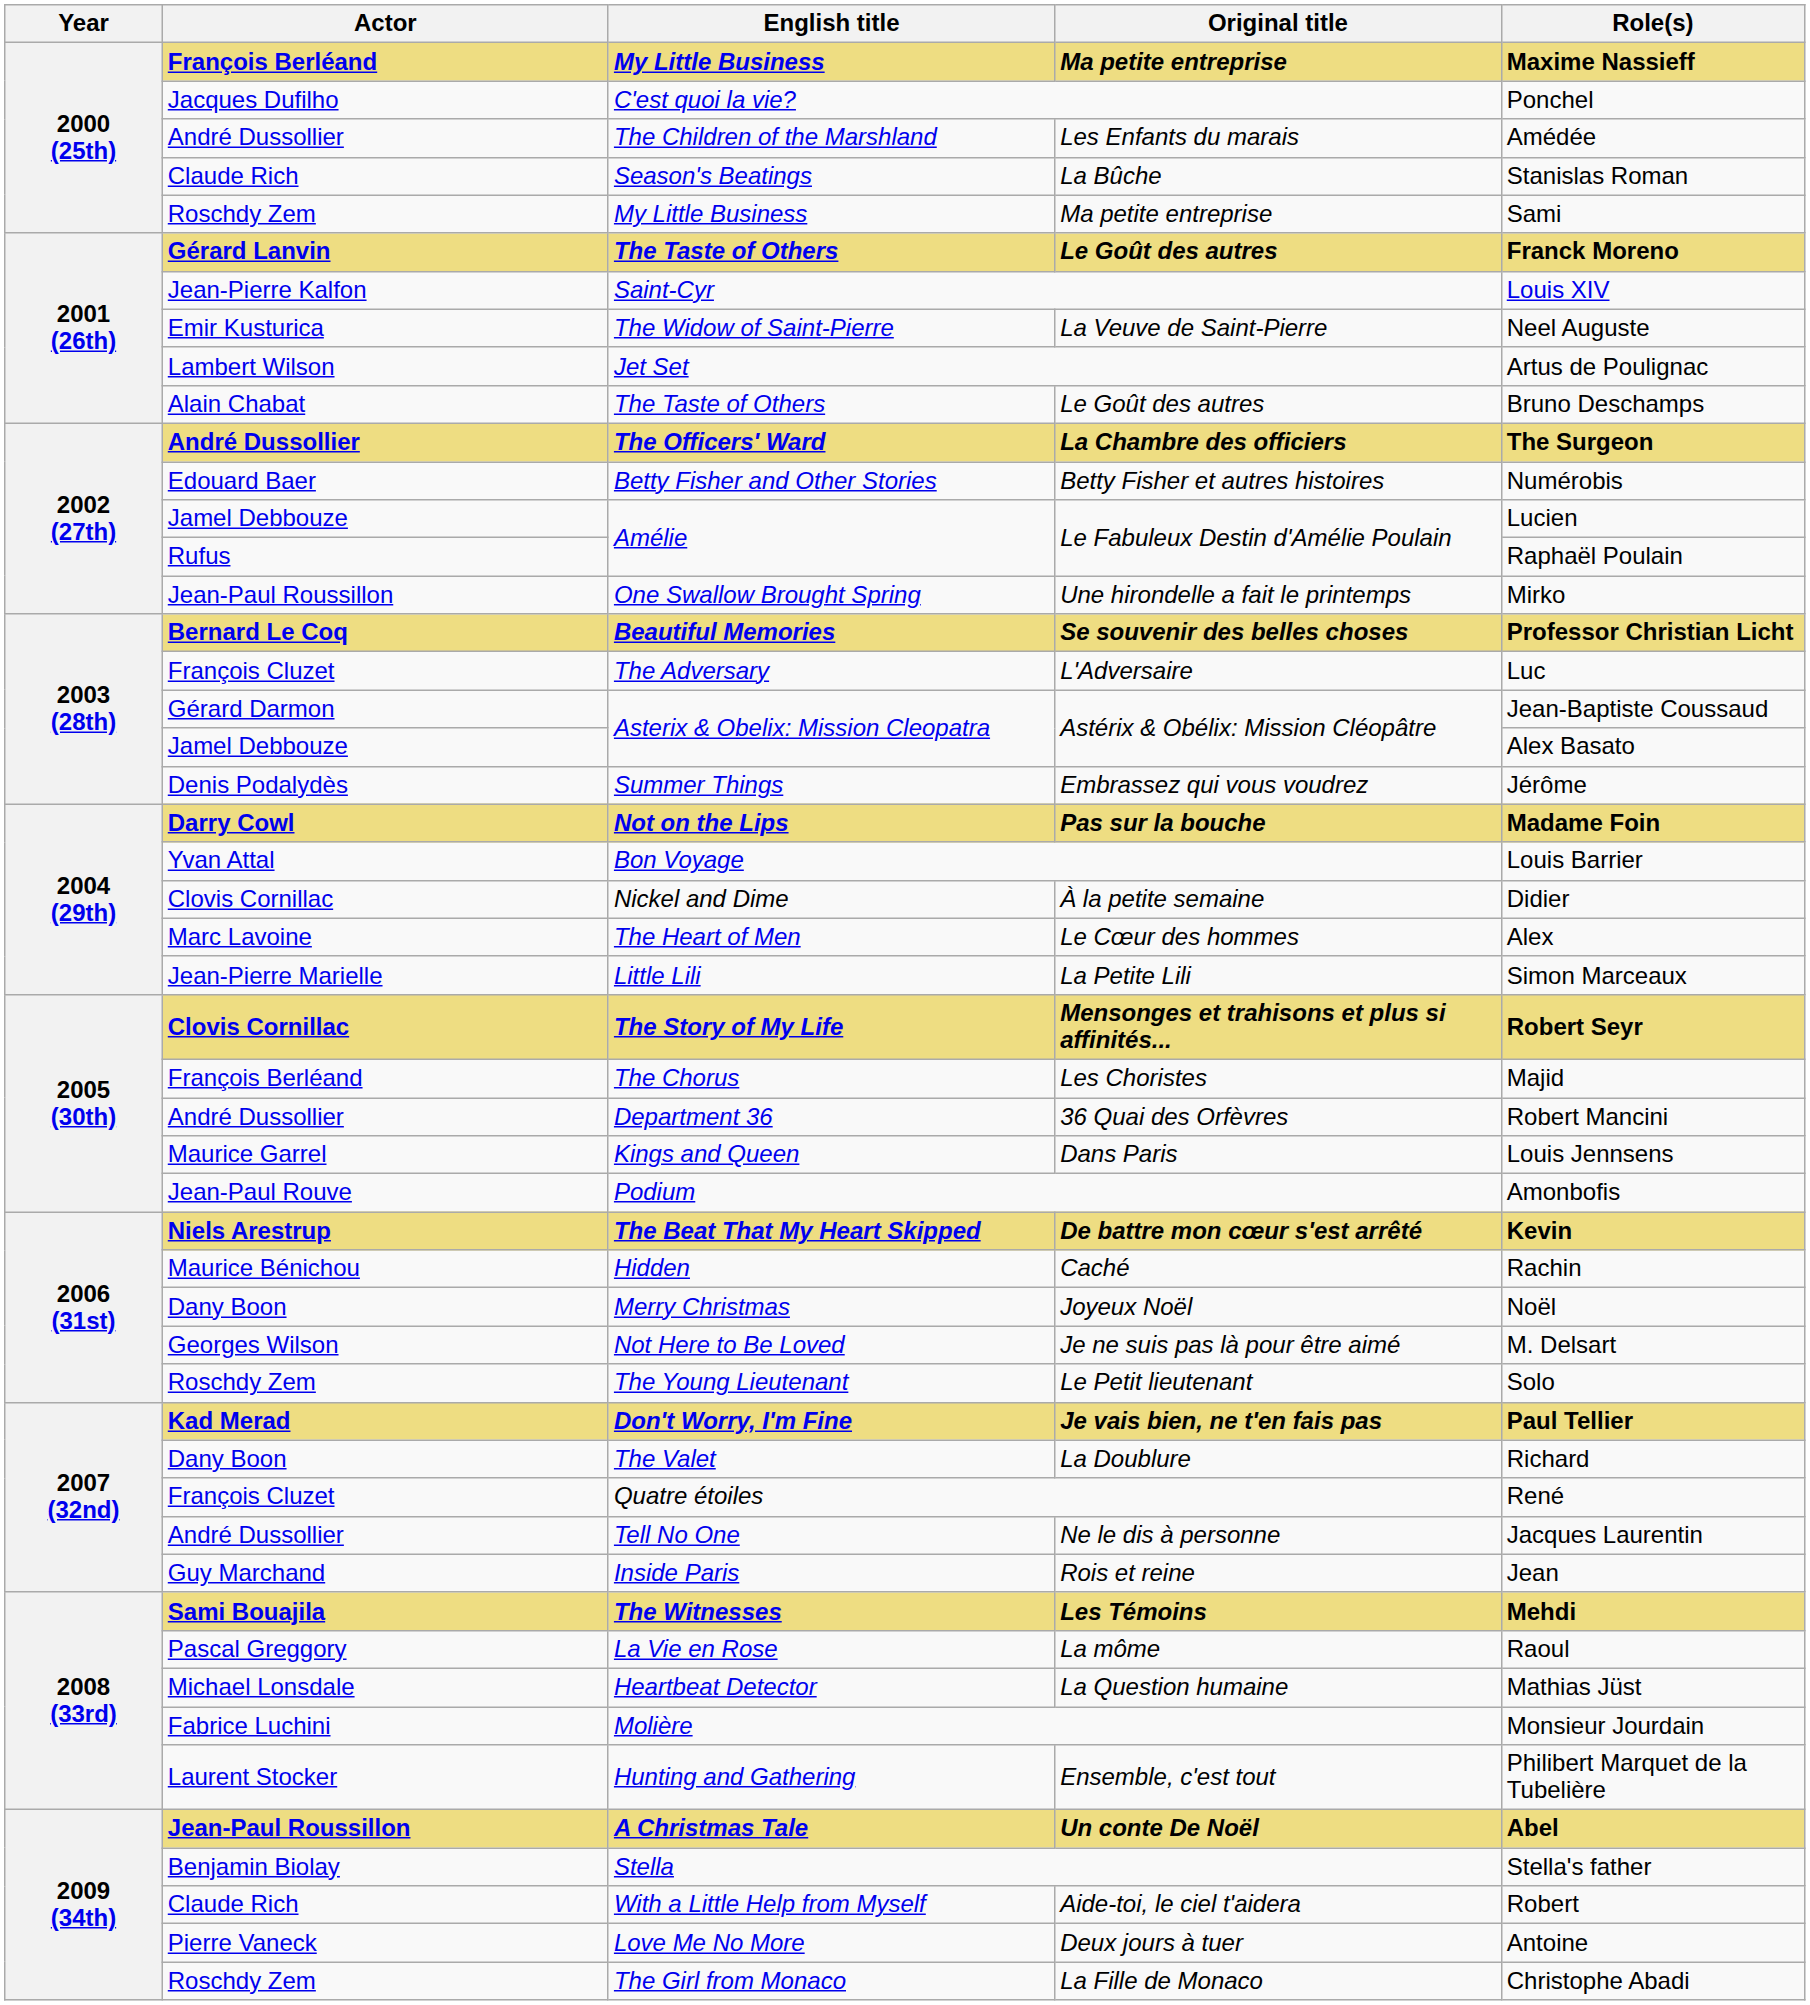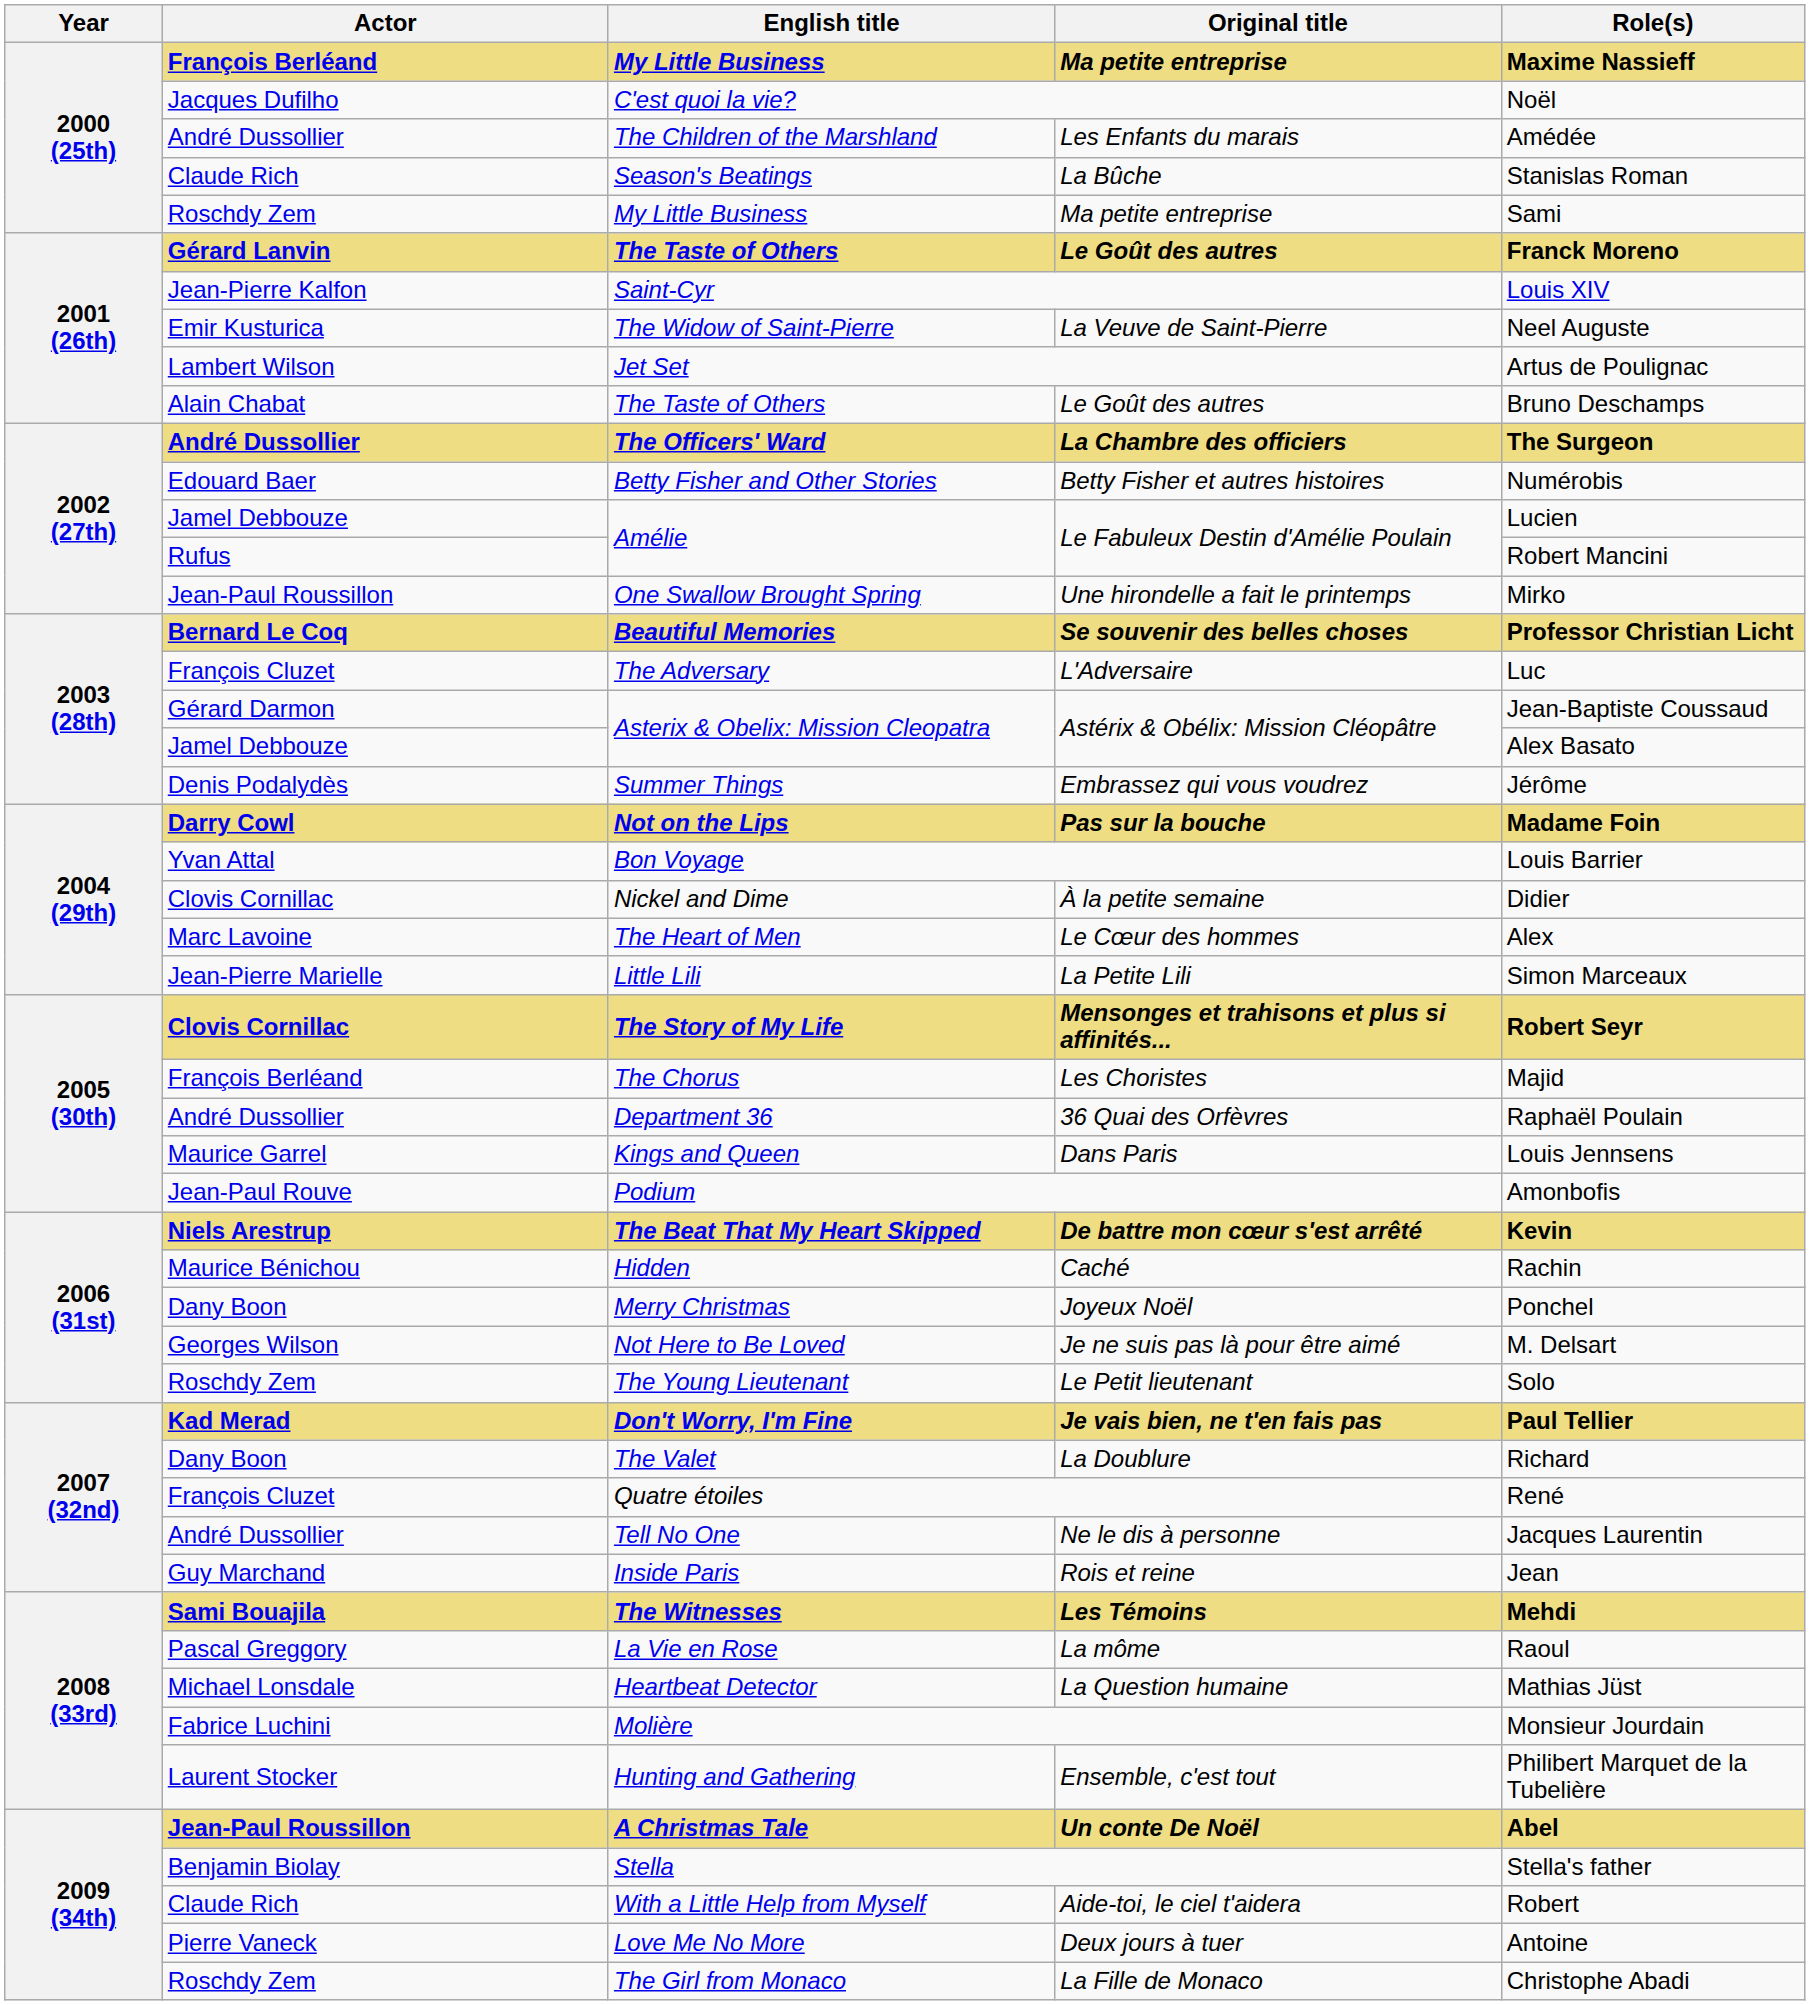(1550, 99) Ponchel -> (1531, 99) Noël
(1595, 556) Raphaël Poulain -> (1587, 556) Robert Mancini
(1587, 1116) Robert Mancini -> (1595, 1116) Raphaël Poulain
(1531, 1306) Noël -> (1550, 1306) Ponchel
